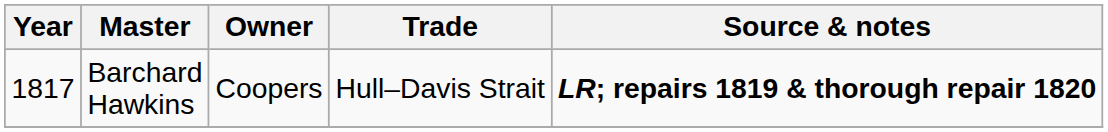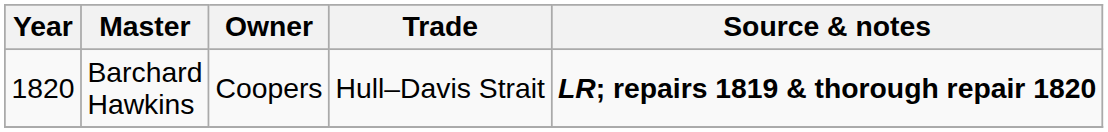(43, 87) 1817 -> (43, 87) 1820
